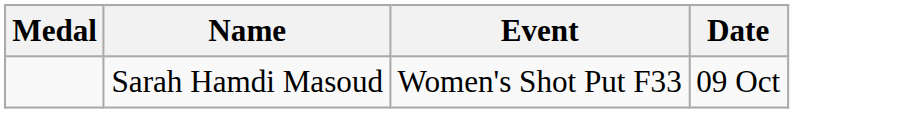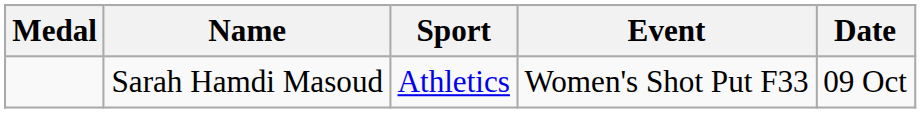+ column: (454, 30)
